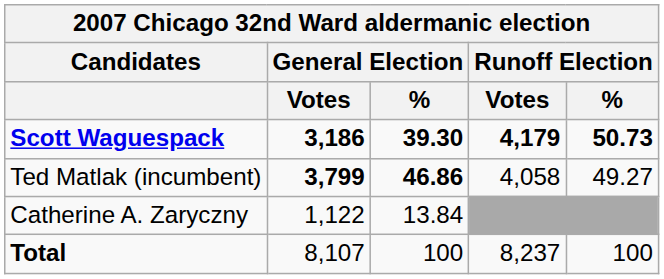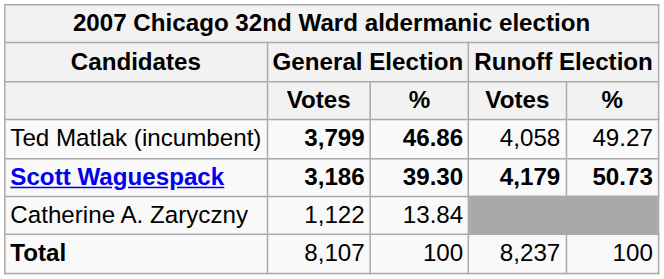rows swapped: (117, 138) <-> (136, 176)
